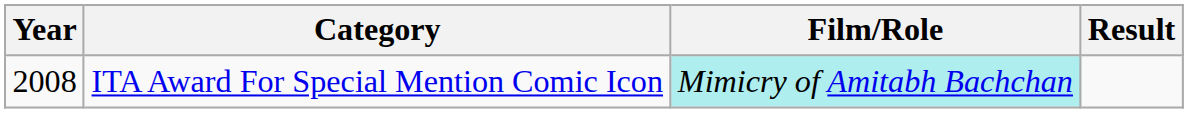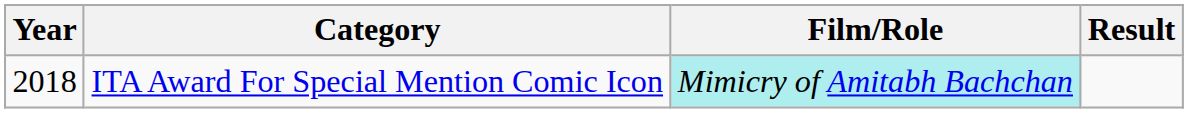(45, 81) 2008 -> (45, 81) 2018
